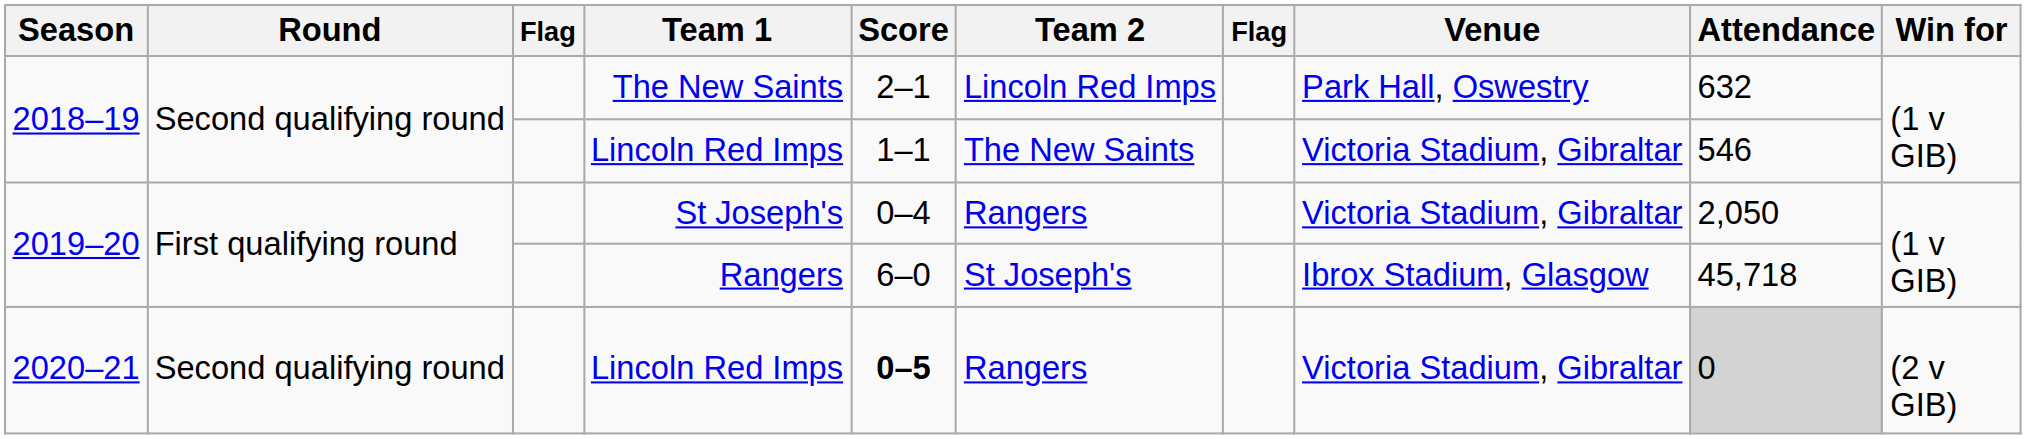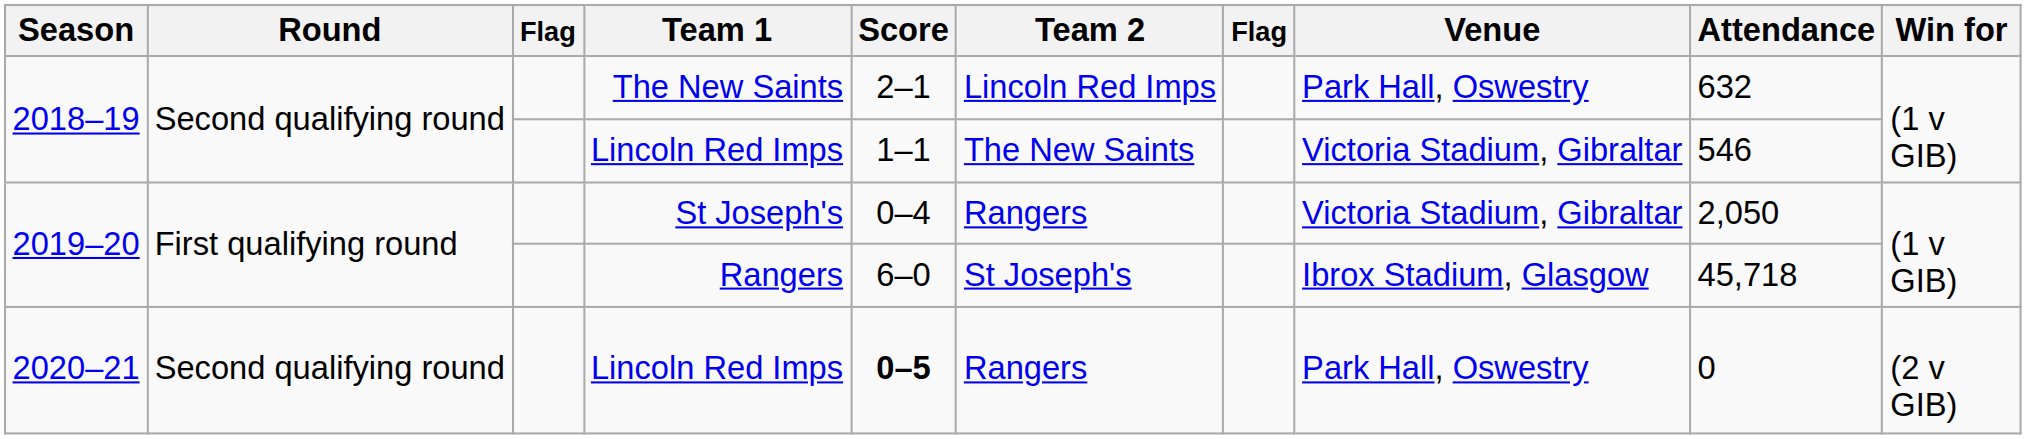(1492, 369) Victoria Stadium, Gibraltar -> (1445, 369) Park Hall, Oswestry
(1707, 369) lightgrey background -> (1707, 369) no background
